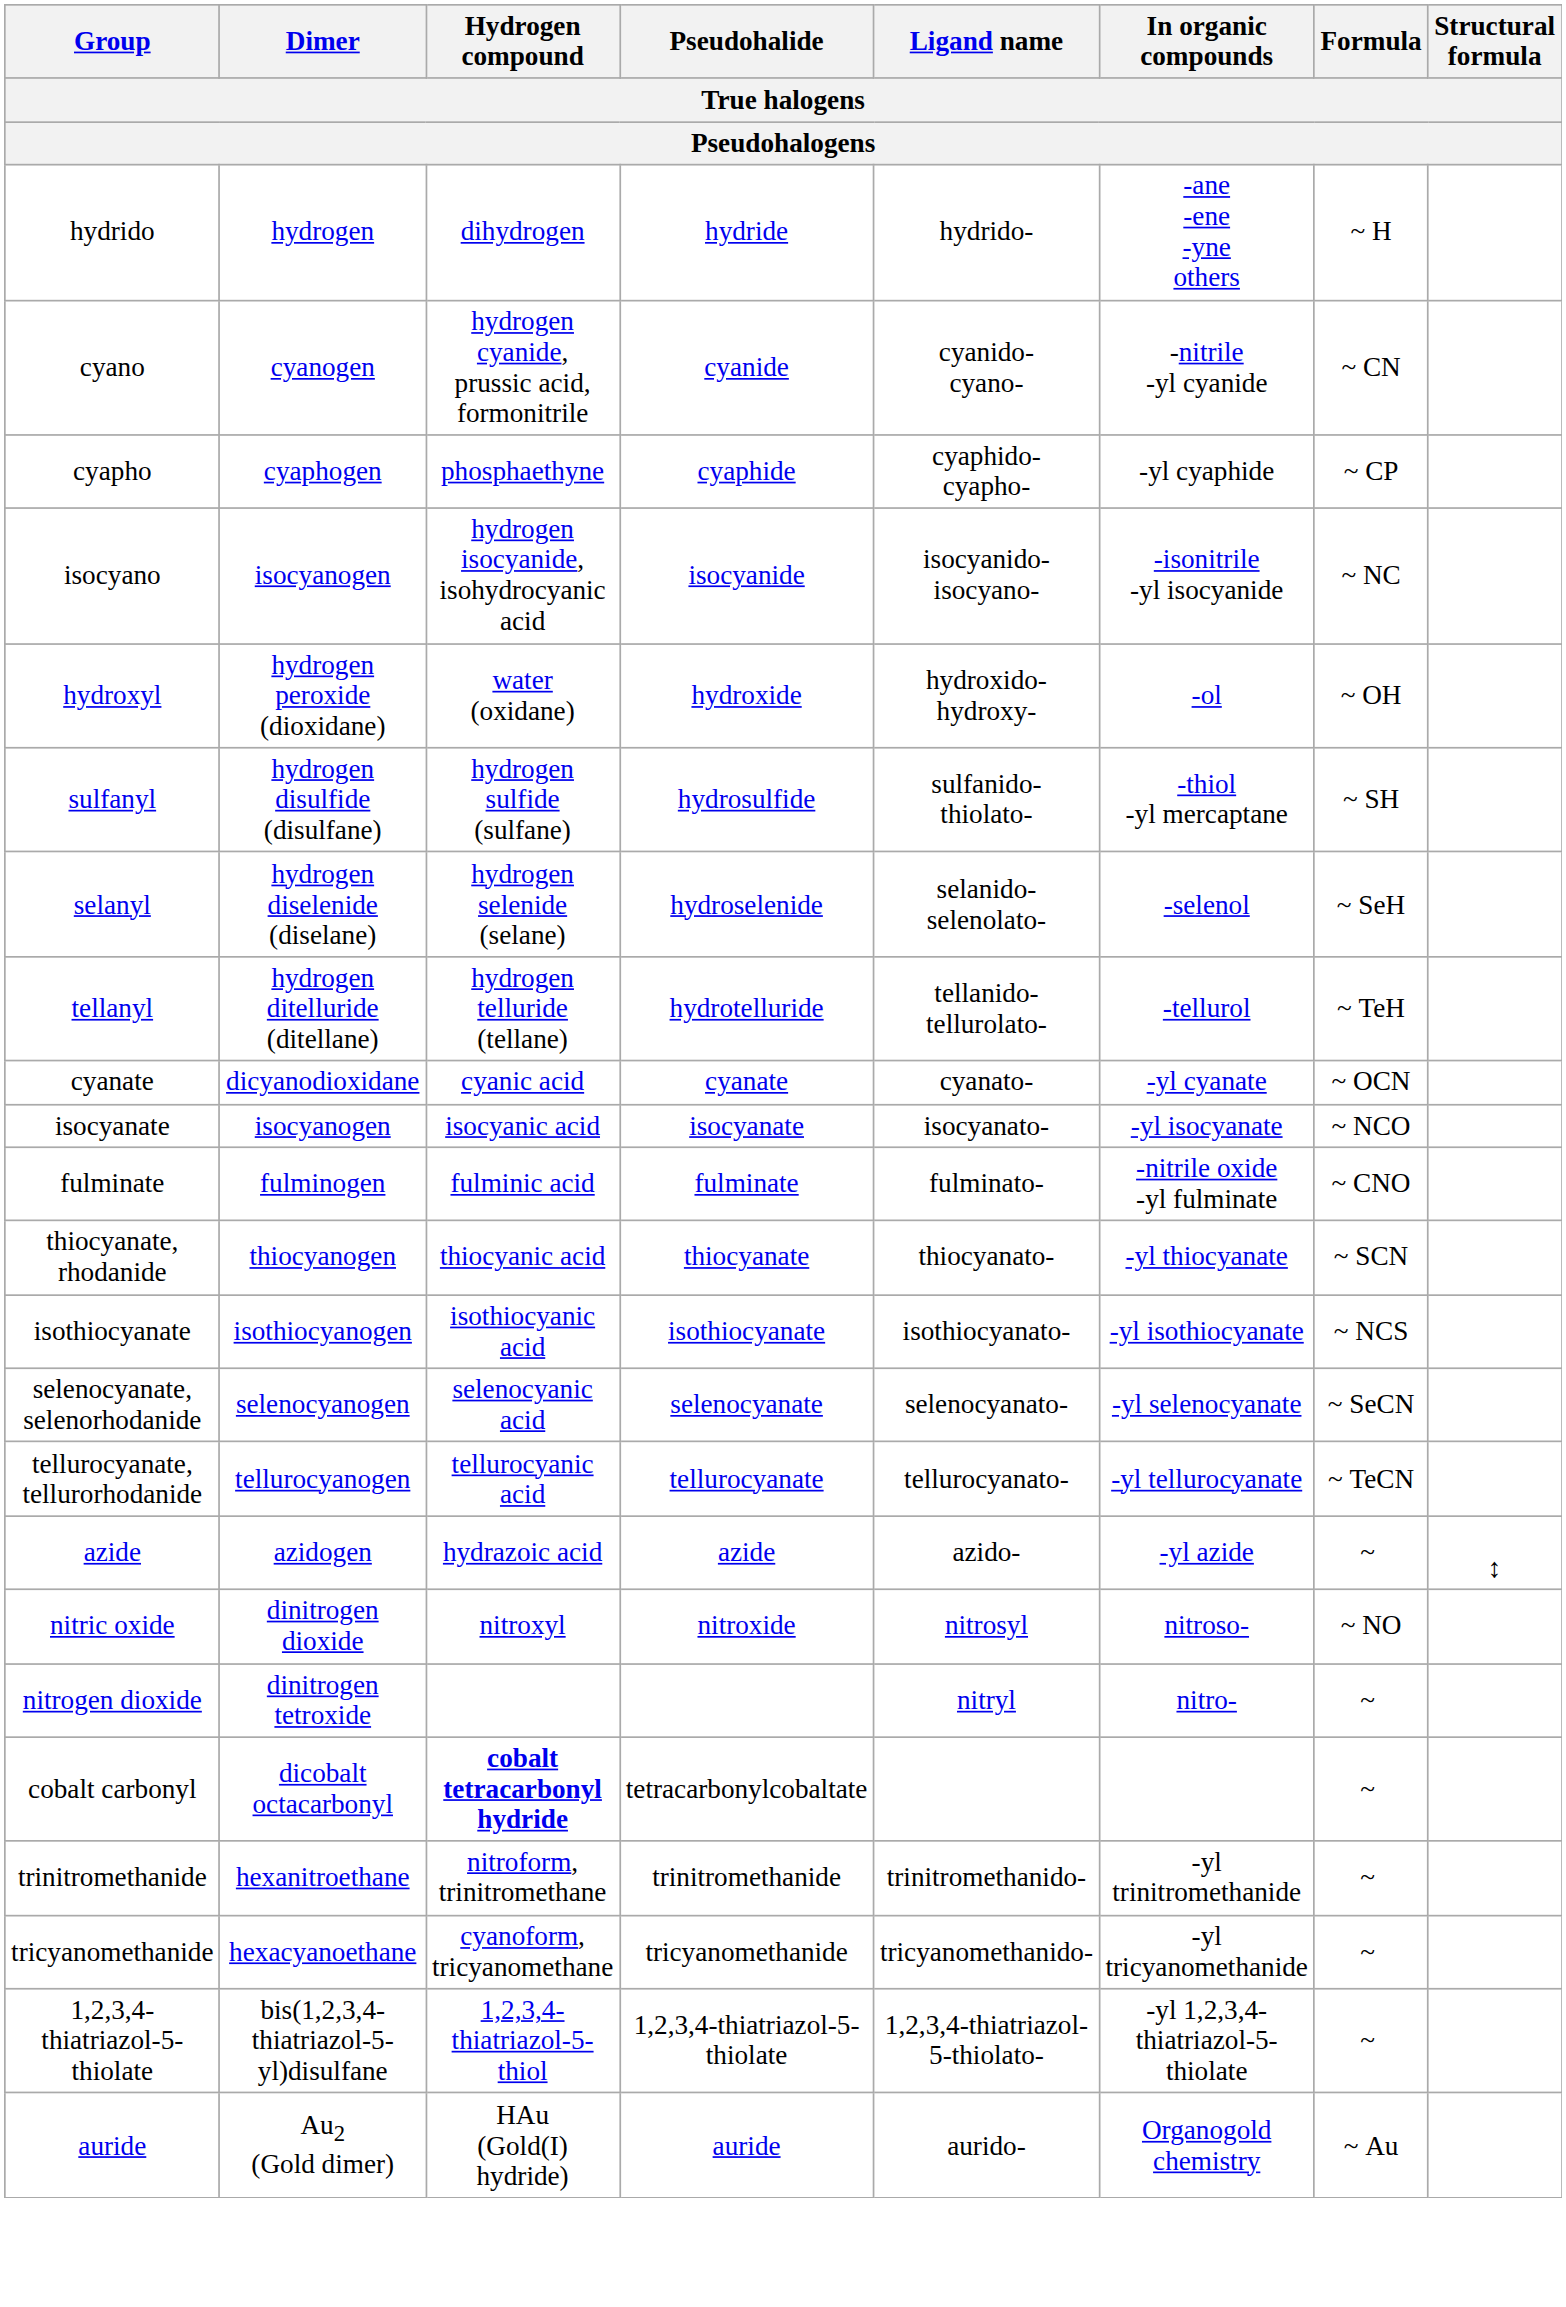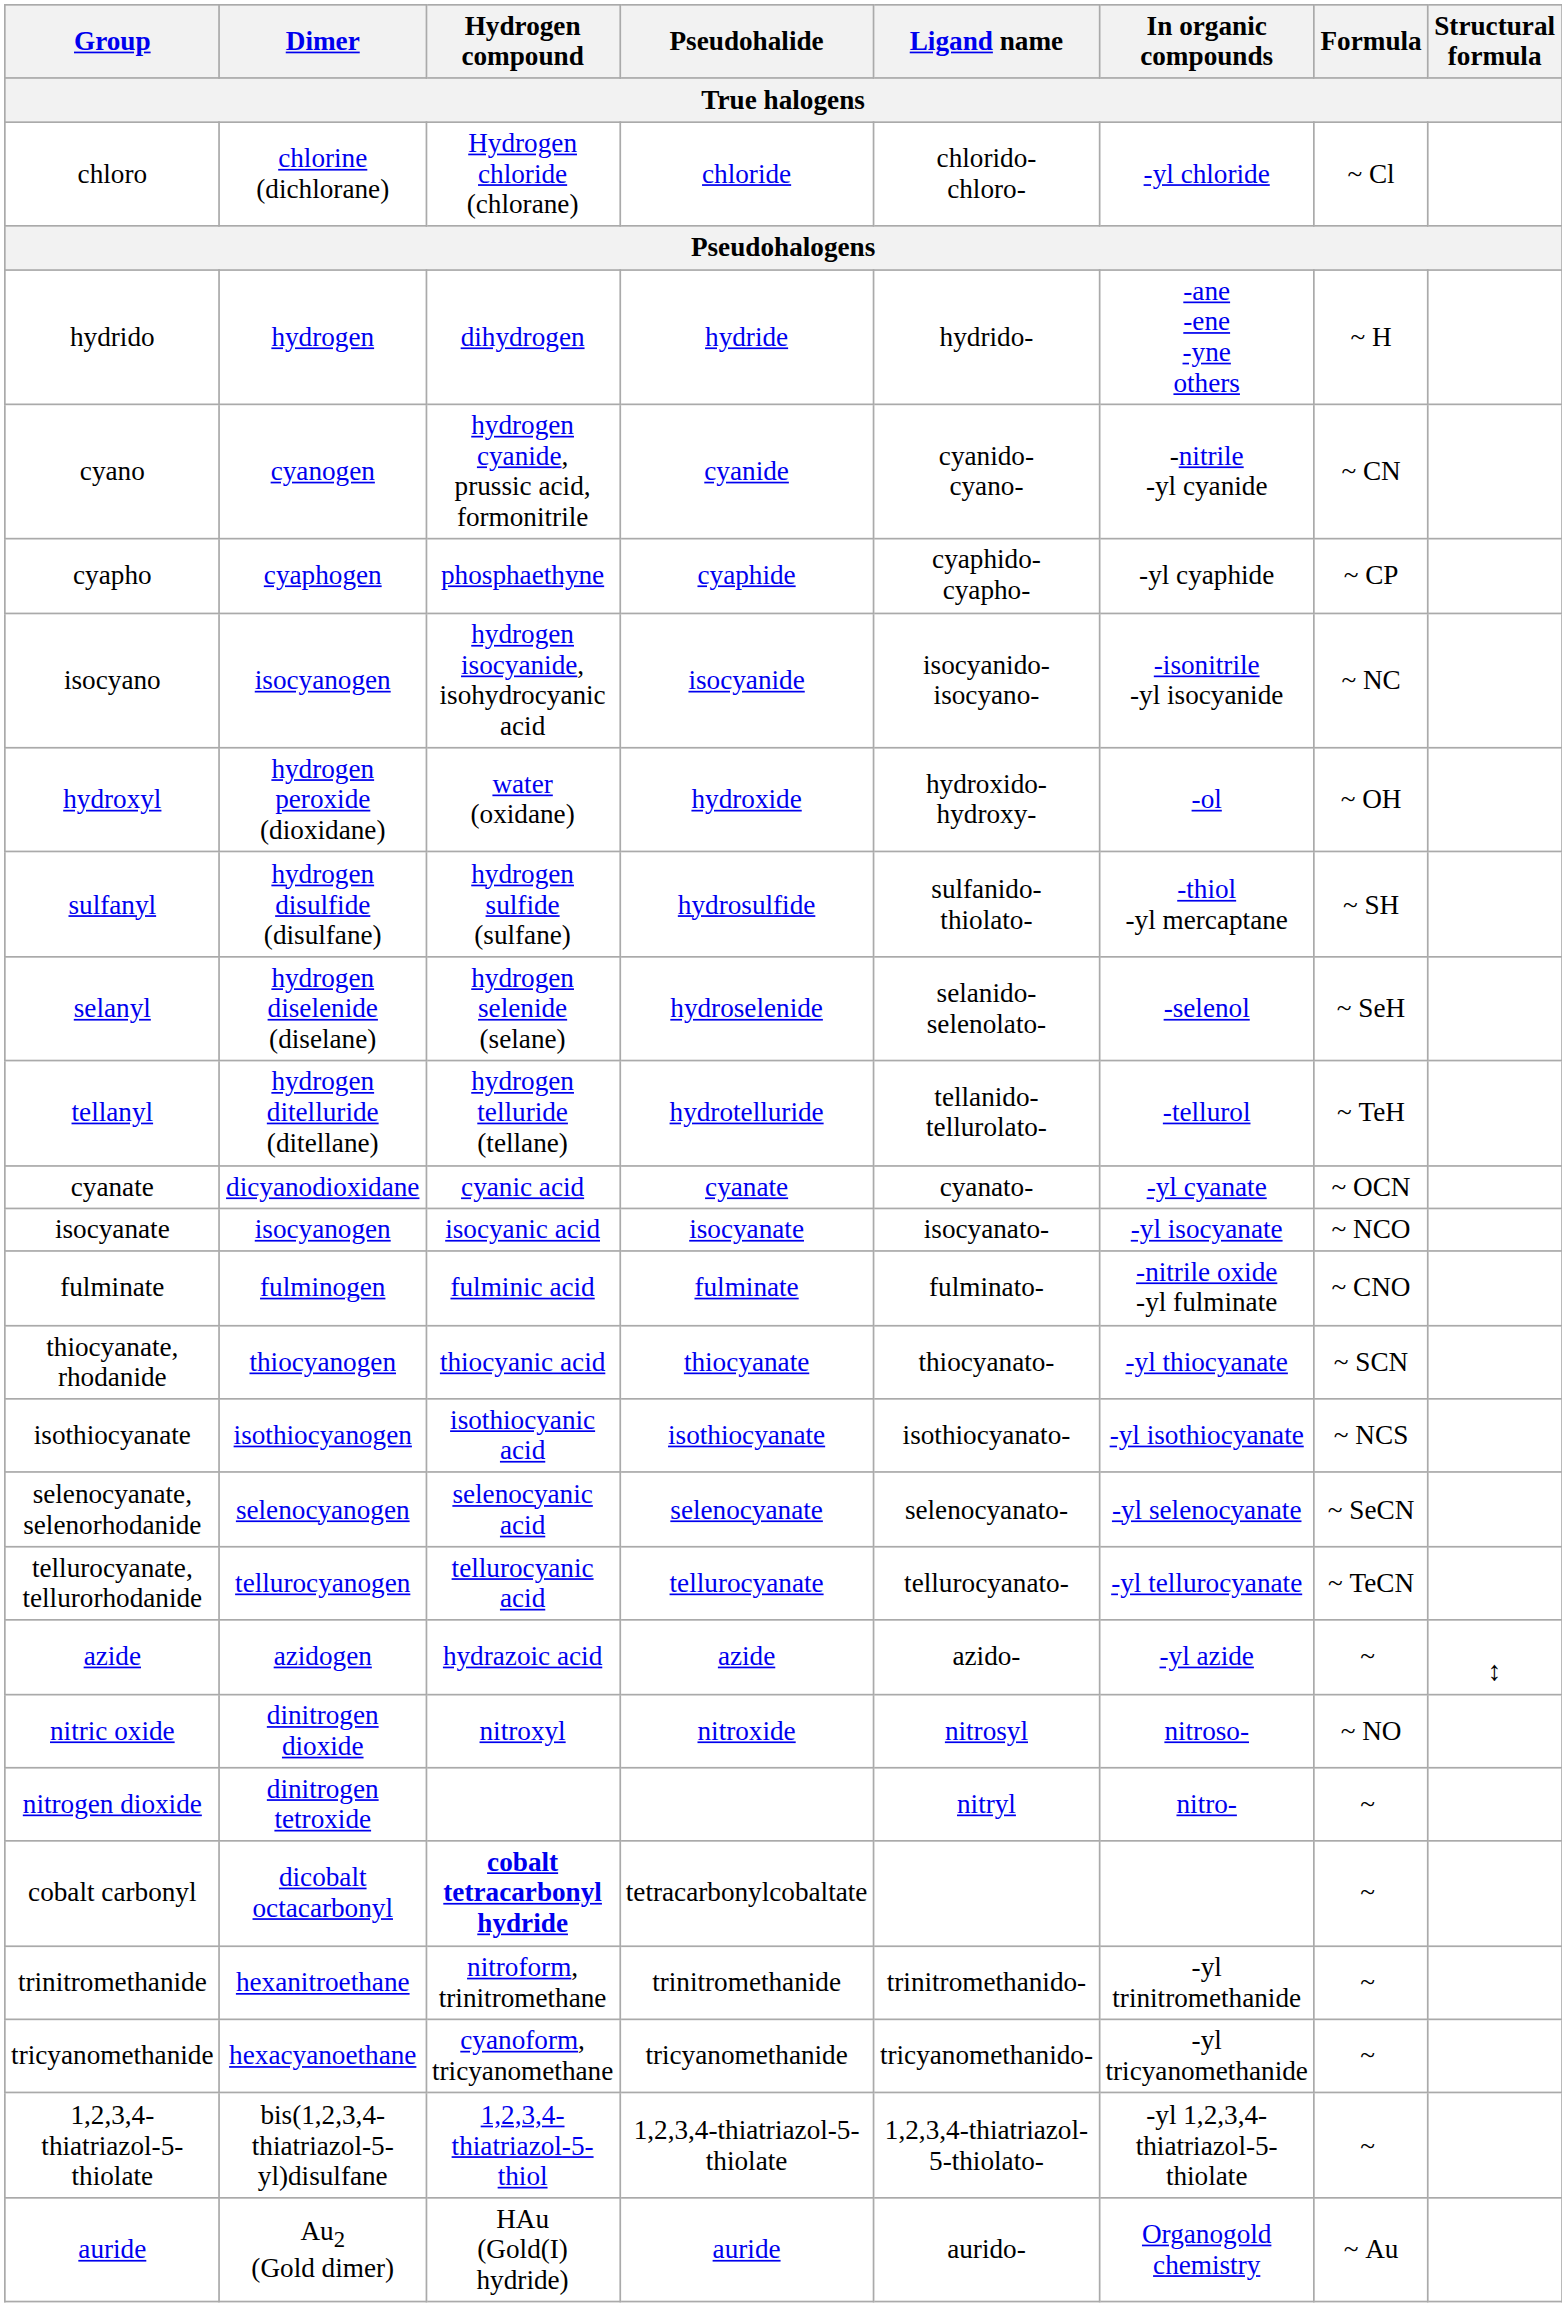+ row: (112, 173)
